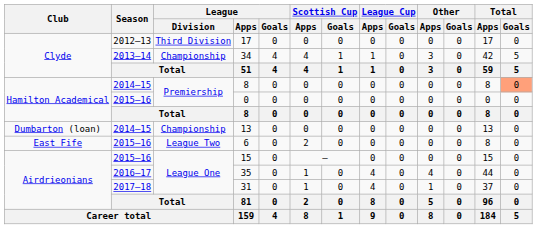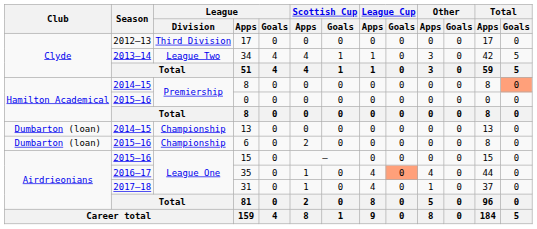(193, 56) Championship -> (193, 56) League Two
(58, 143) East Fife -> (58, 143) Dumbarton (loan)
(193, 143) League Two -> (193, 143) Championship
(402, 172) no background -> (402, 172) lightsalmon background
